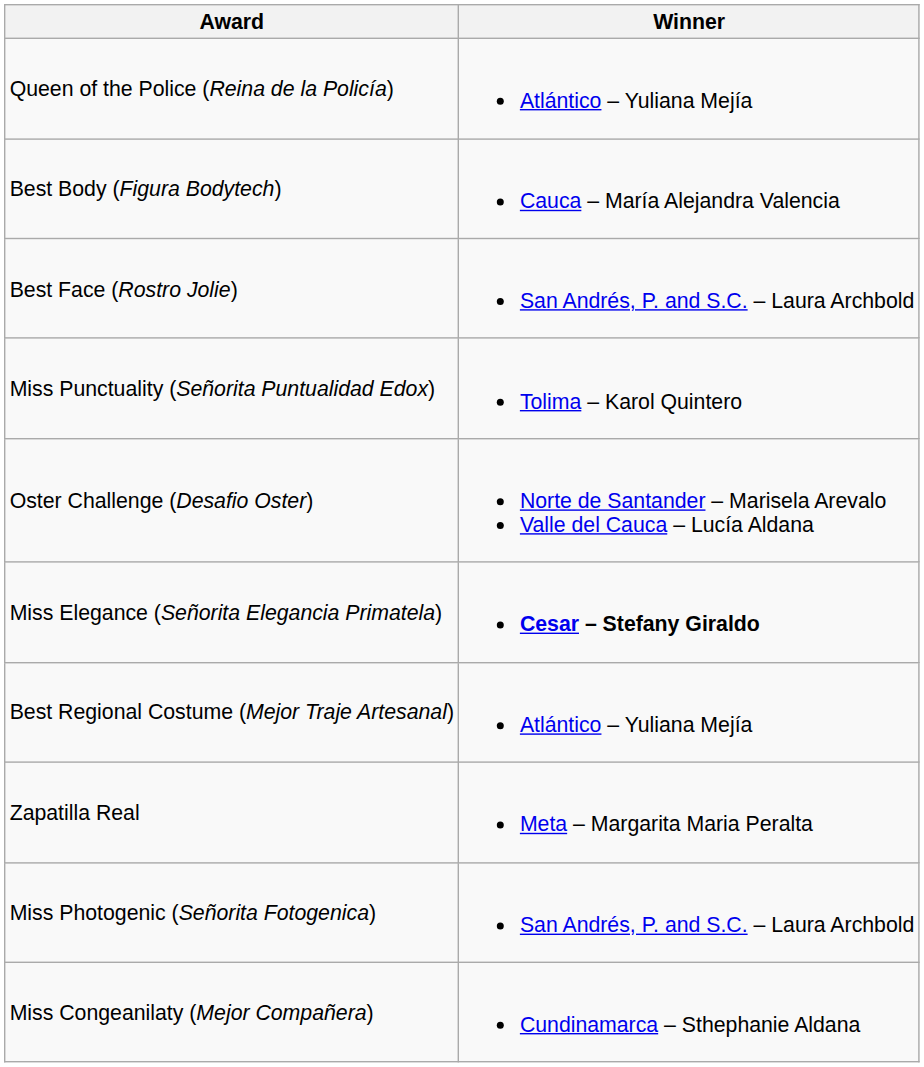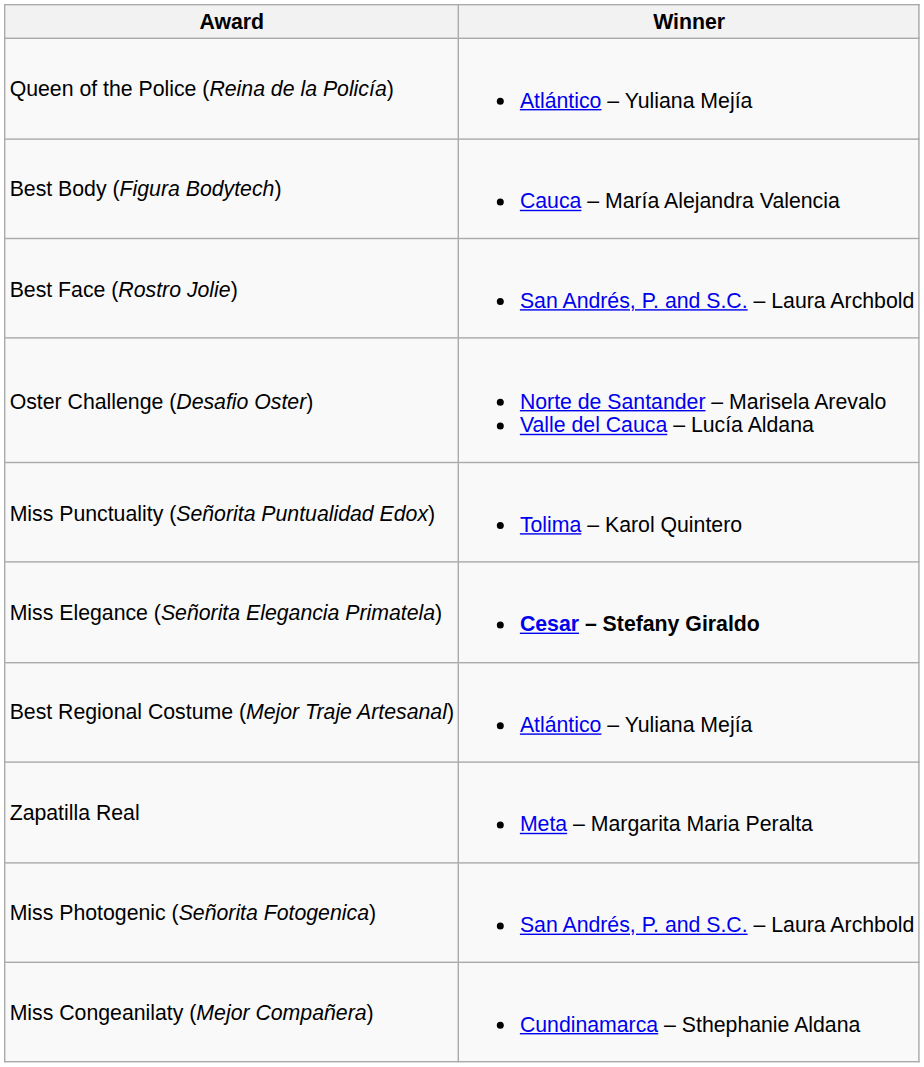rows swapped: (162, 501) <-> (222, 389)
